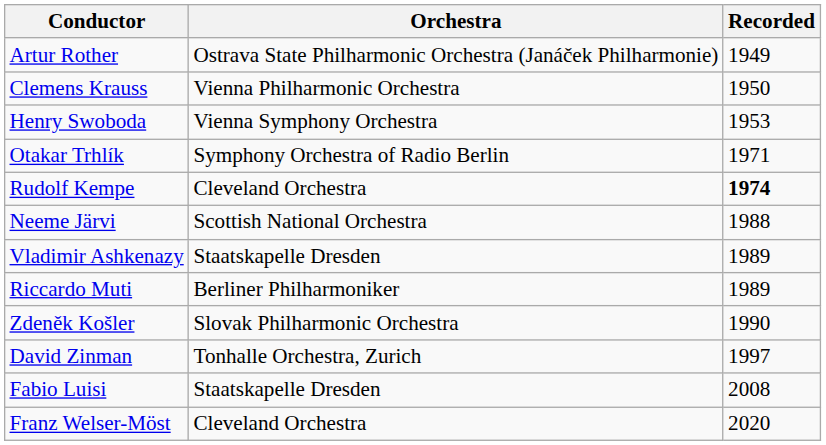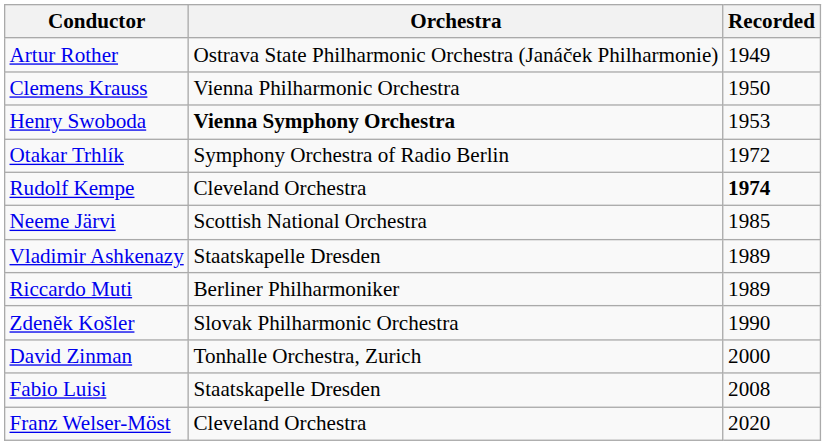(315, 121) normal -> (324, 121) bold
(749, 155) 1971 -> (749, 155) 1972
(749, 222) 1988 -> (749, 222) 1985
(749, 356) 1997 -> (749, 356) 2000
